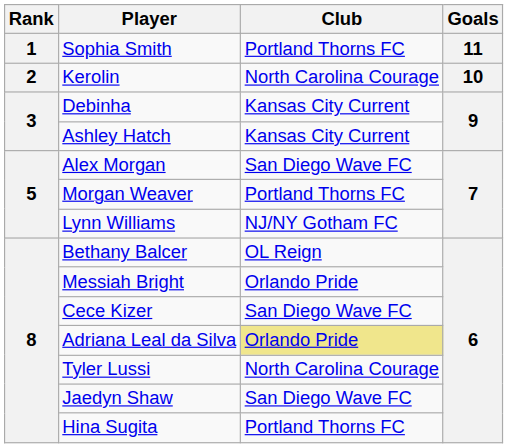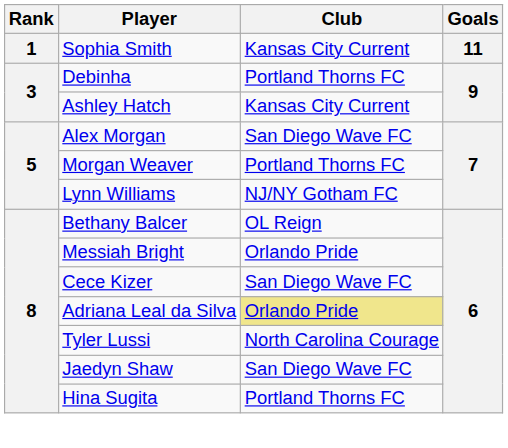(325, 48) Portland Thorns FC -> (327, 48) Kansas City Current
- row: (91, 77)
(327, 106) Kansas City Current -> (325, 77) Portland Thorns FC
